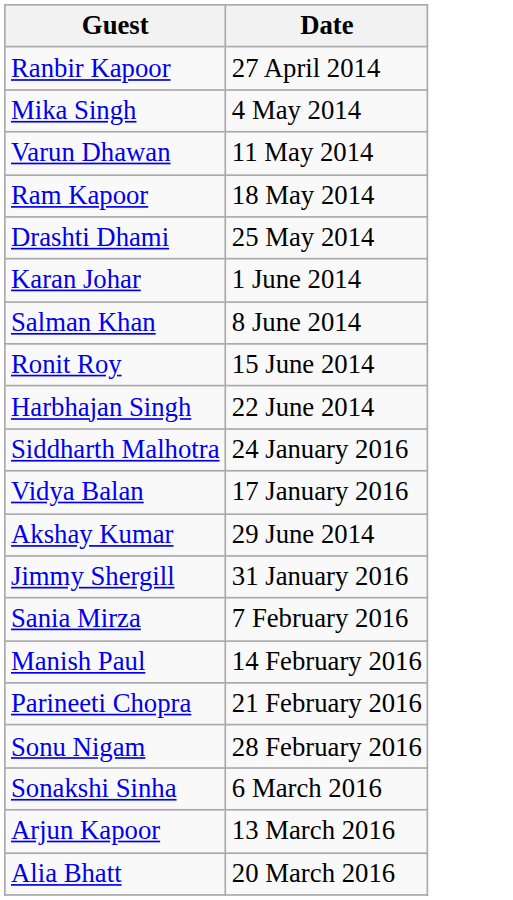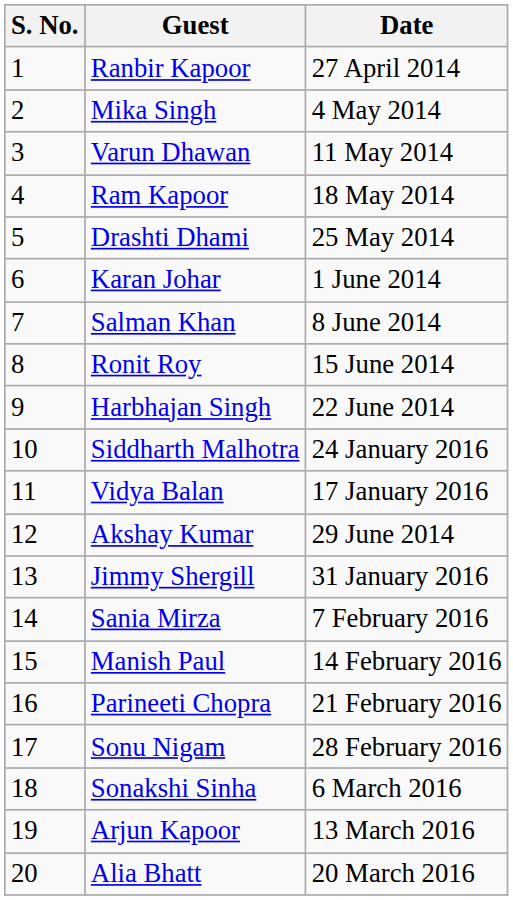+ column: (45, 25)
